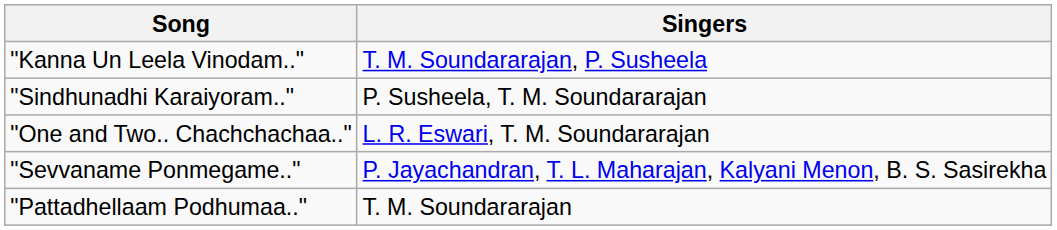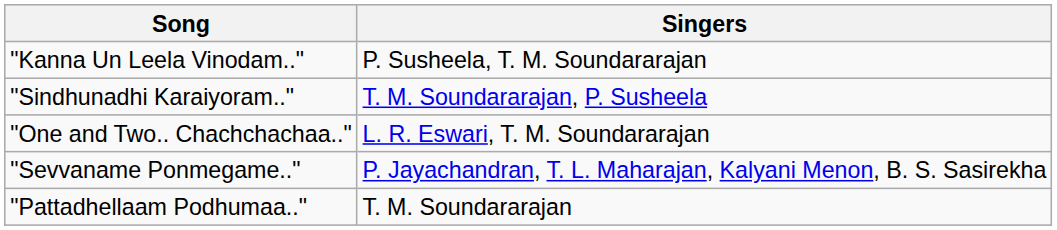(535, 60) T. M. Soundararajan, P. Susheela -> (535, 60) P. Susheela, T. M. Soundararajan
(535, 97) P. Susheela, T. M. Soundararajan -> (535, 97) T. M. Soundararajan, P. Susheela
